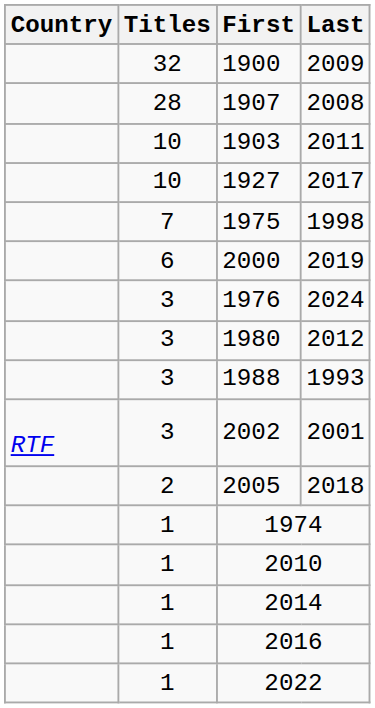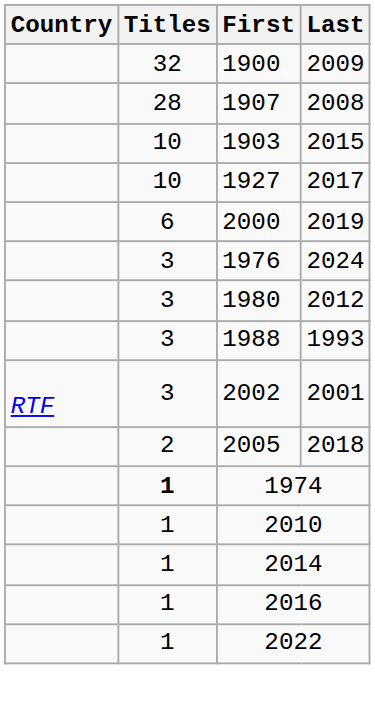(335, 143) 2011 -> (335, 143) 2015
- row: (251, 222)
(167, 525) normal -> (167, 486) bold
